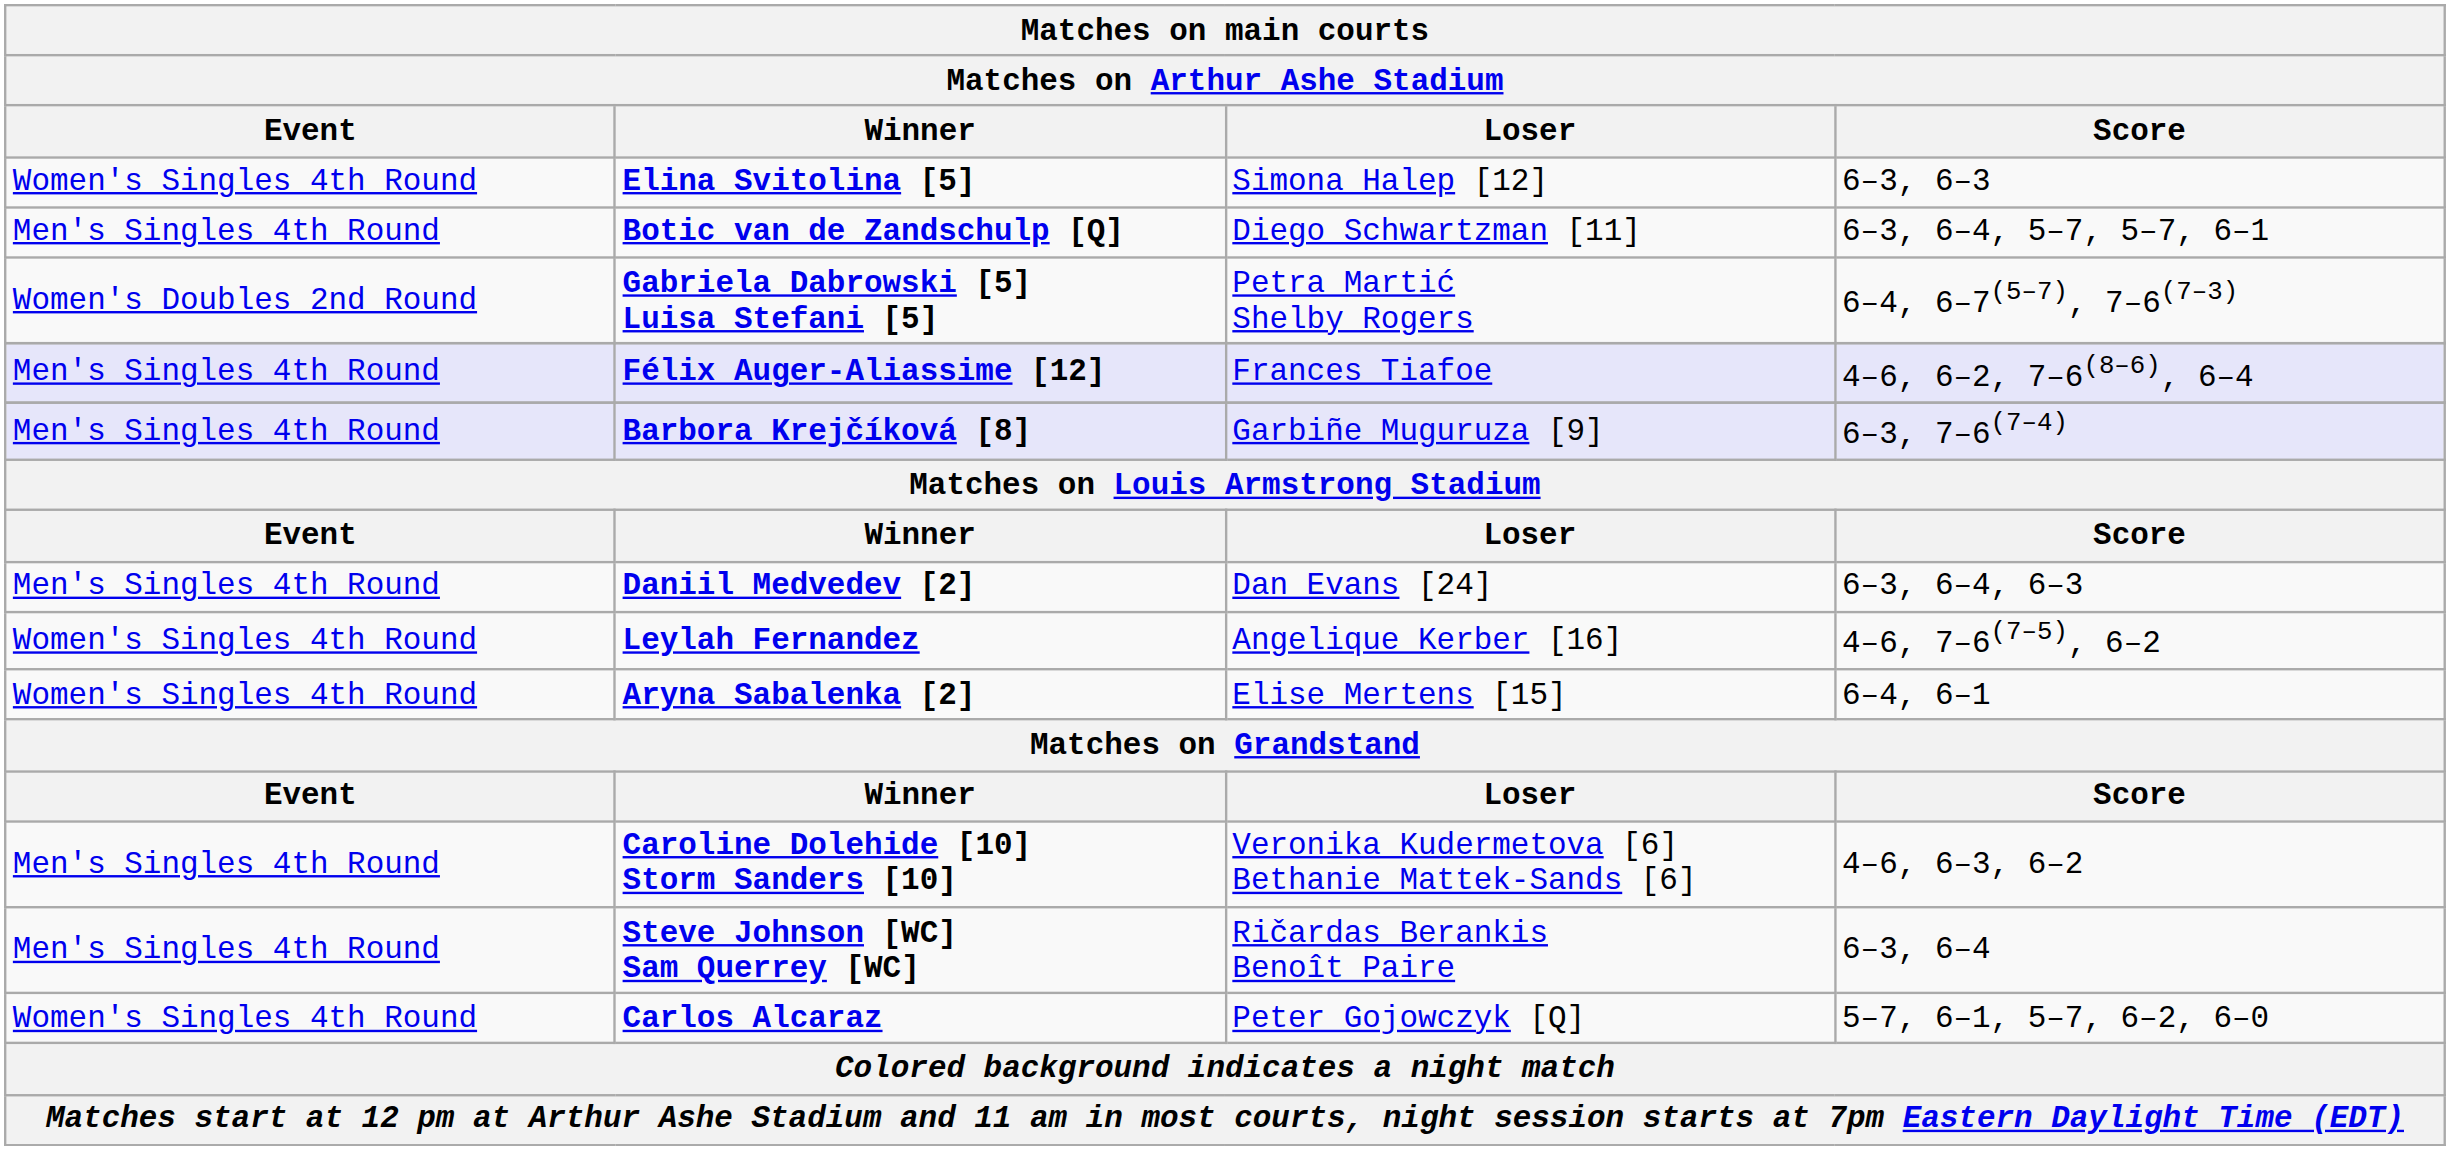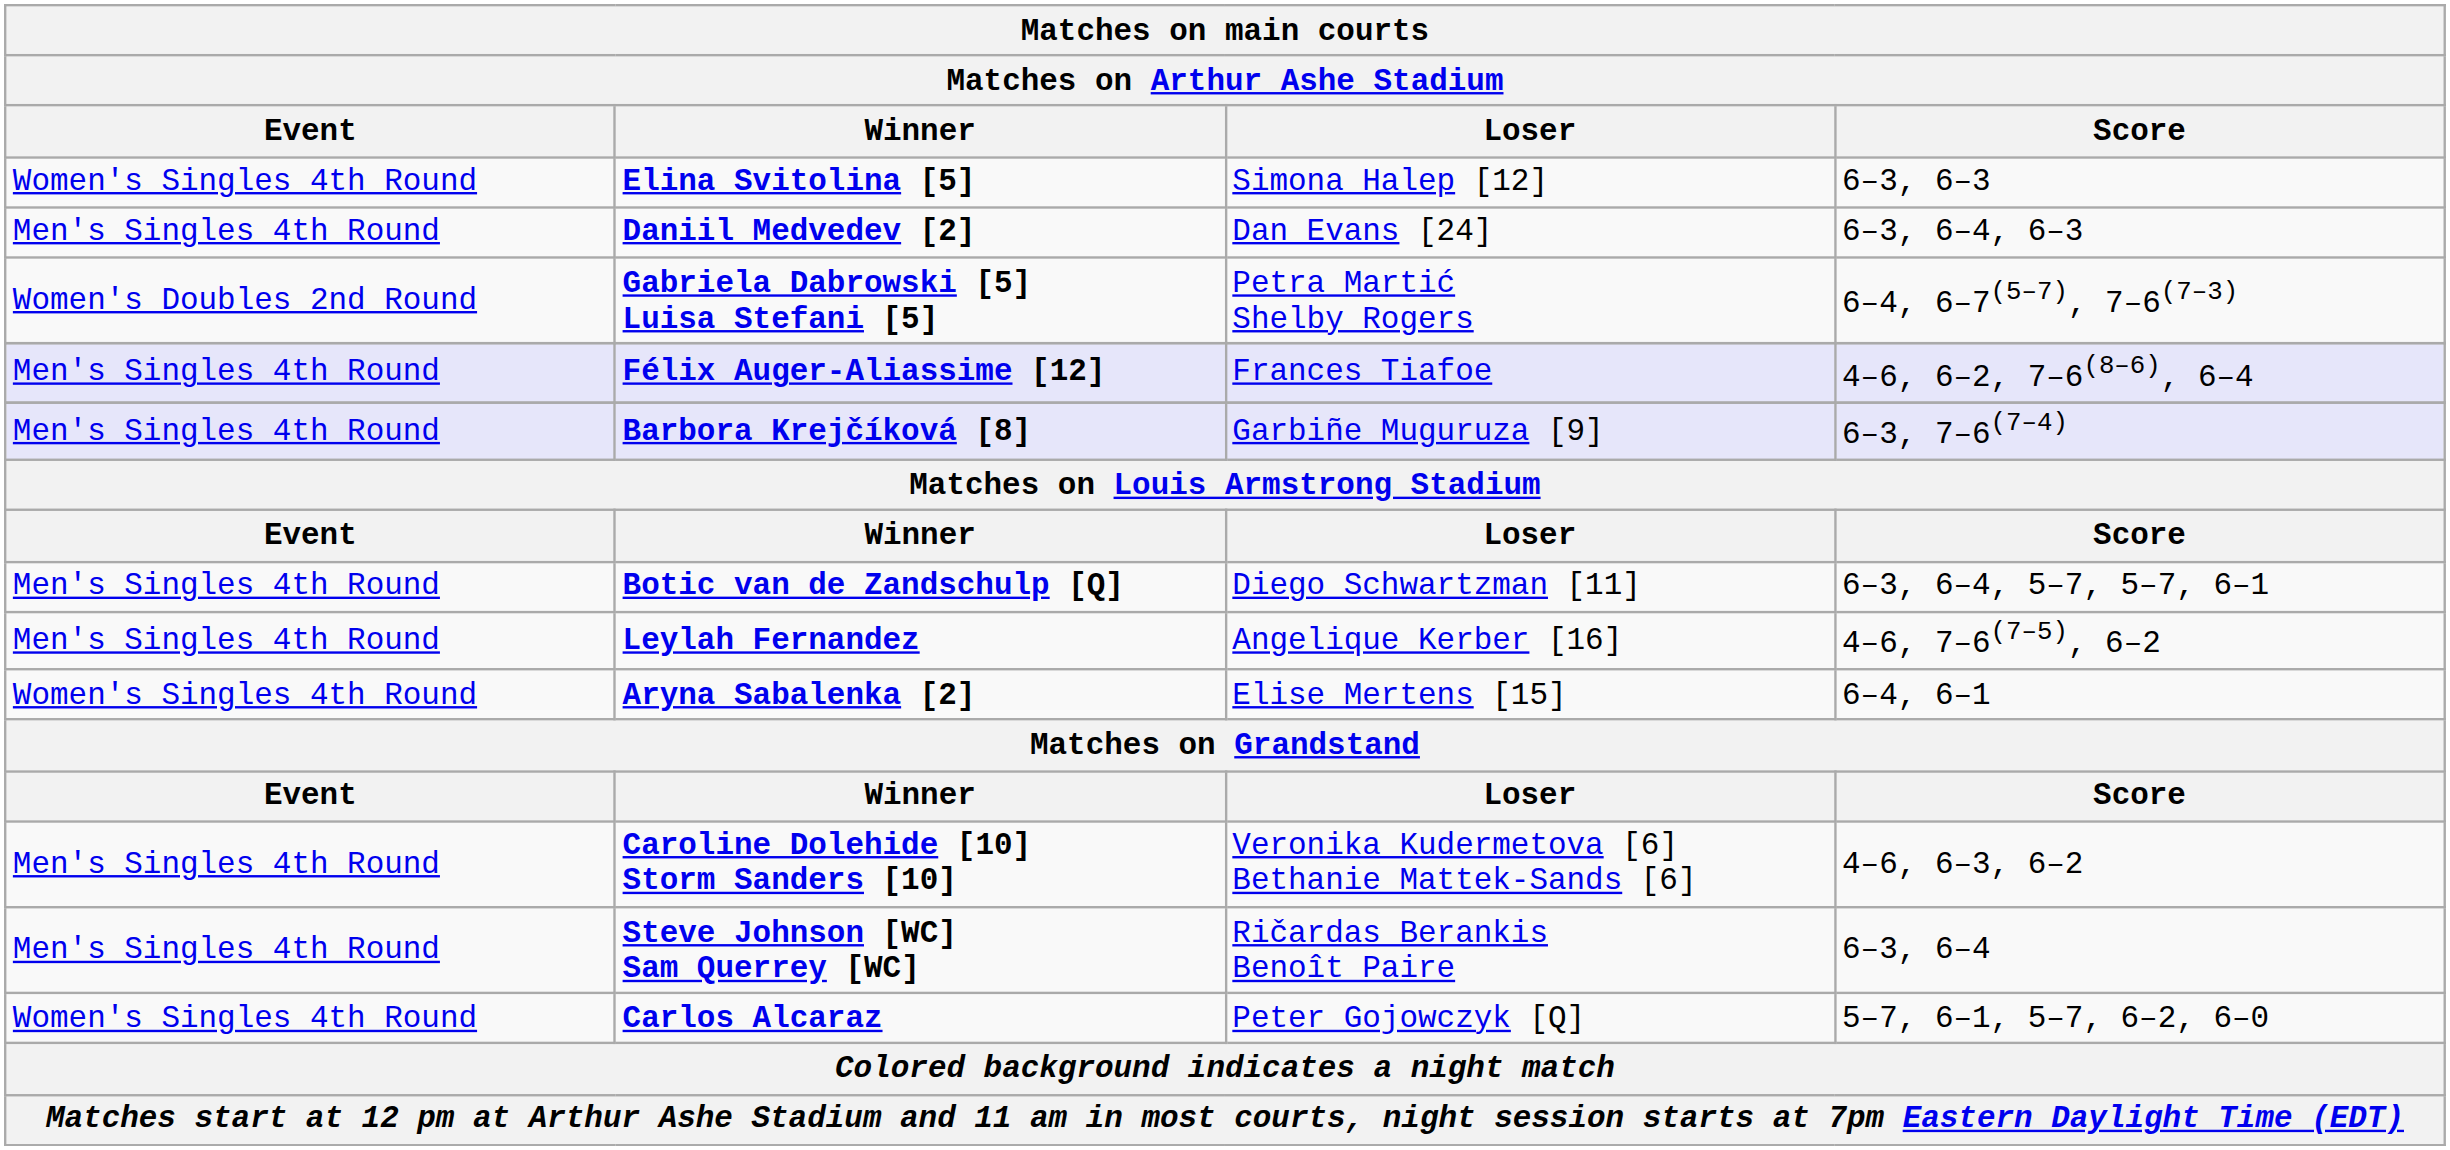rows swapped: (799, 586) <-> (873, 232)
(245, 641) Women's Singles 4th Round -> (226, 641) Men's Singles 4th Round
